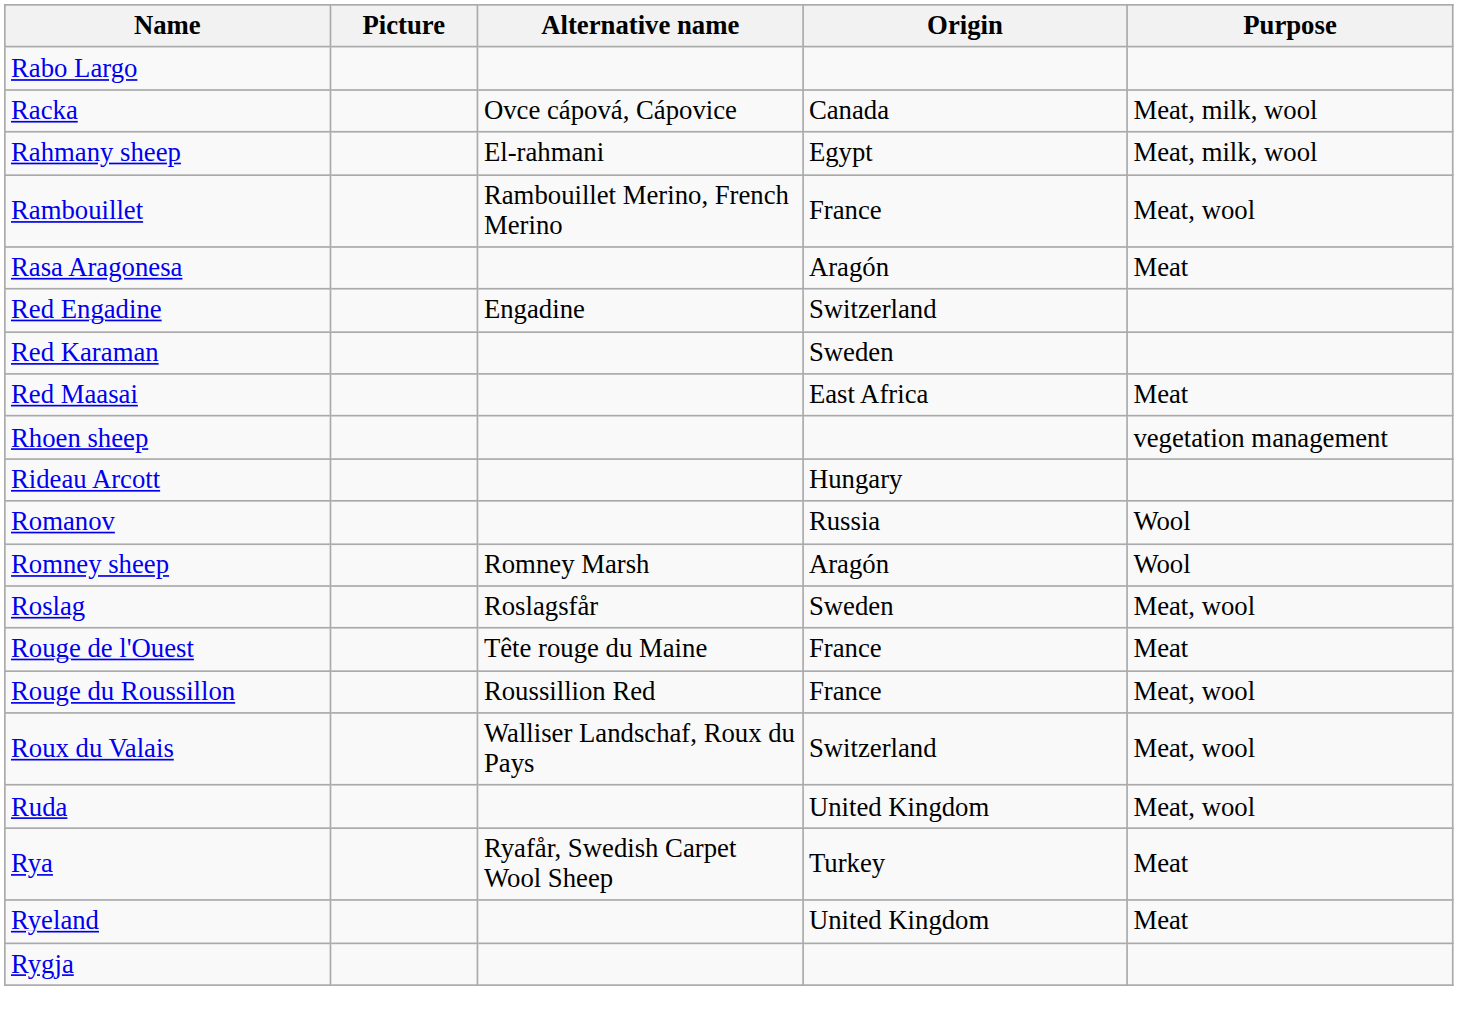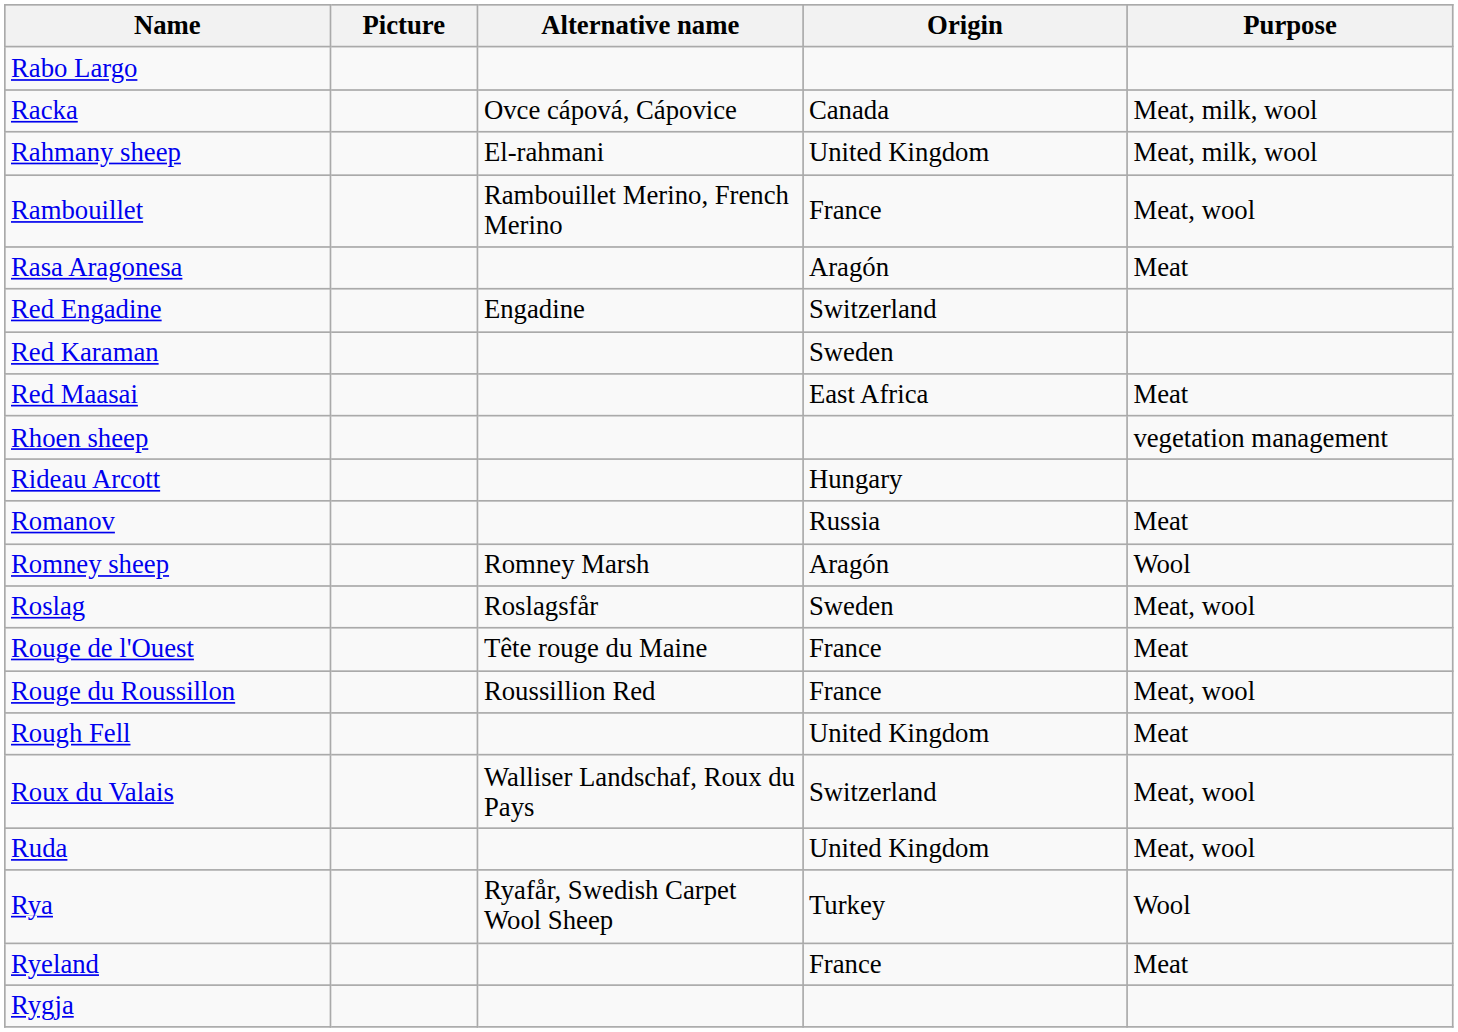(841, 152) Egypt -> (899, 152) United Kingdom
(1162, 521) Wool -> (1161, 521) Meat
+ row: (71, 733)
(1161, 863) Meat -> (1162, 905) Wool
(899, 921) United Kingdom -> (845, 963) France
